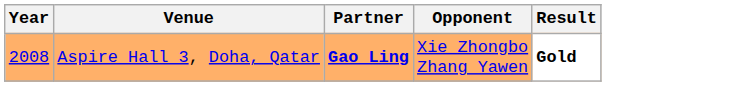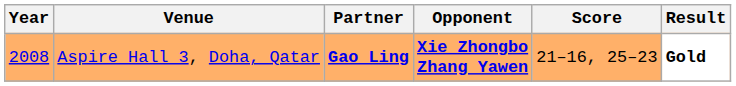+ column: (597, 19)
(473, 57) normal -> (473, 57) bold
